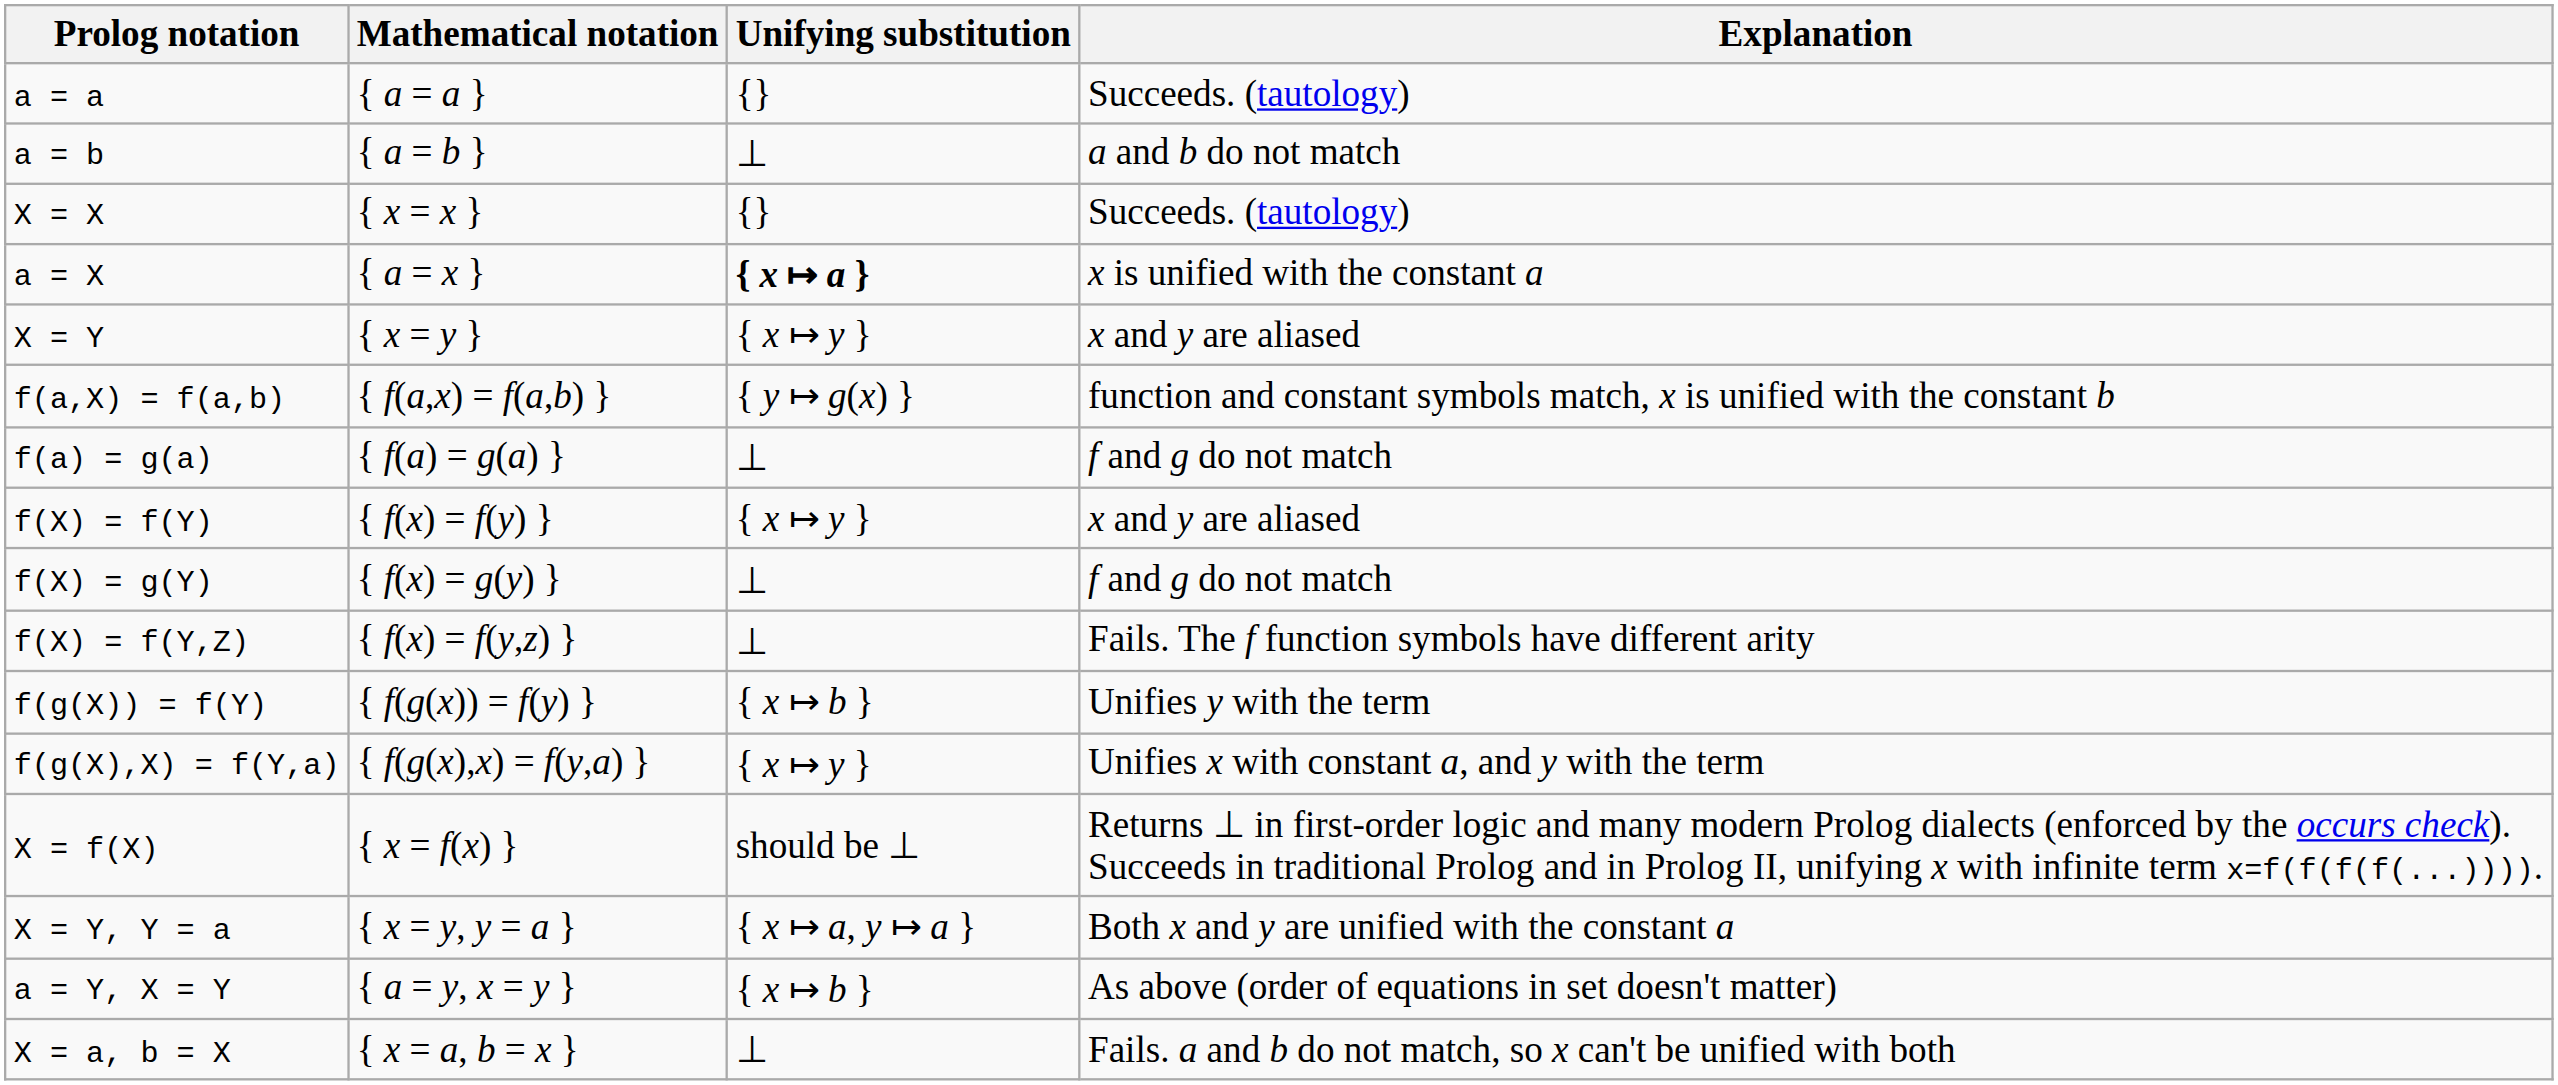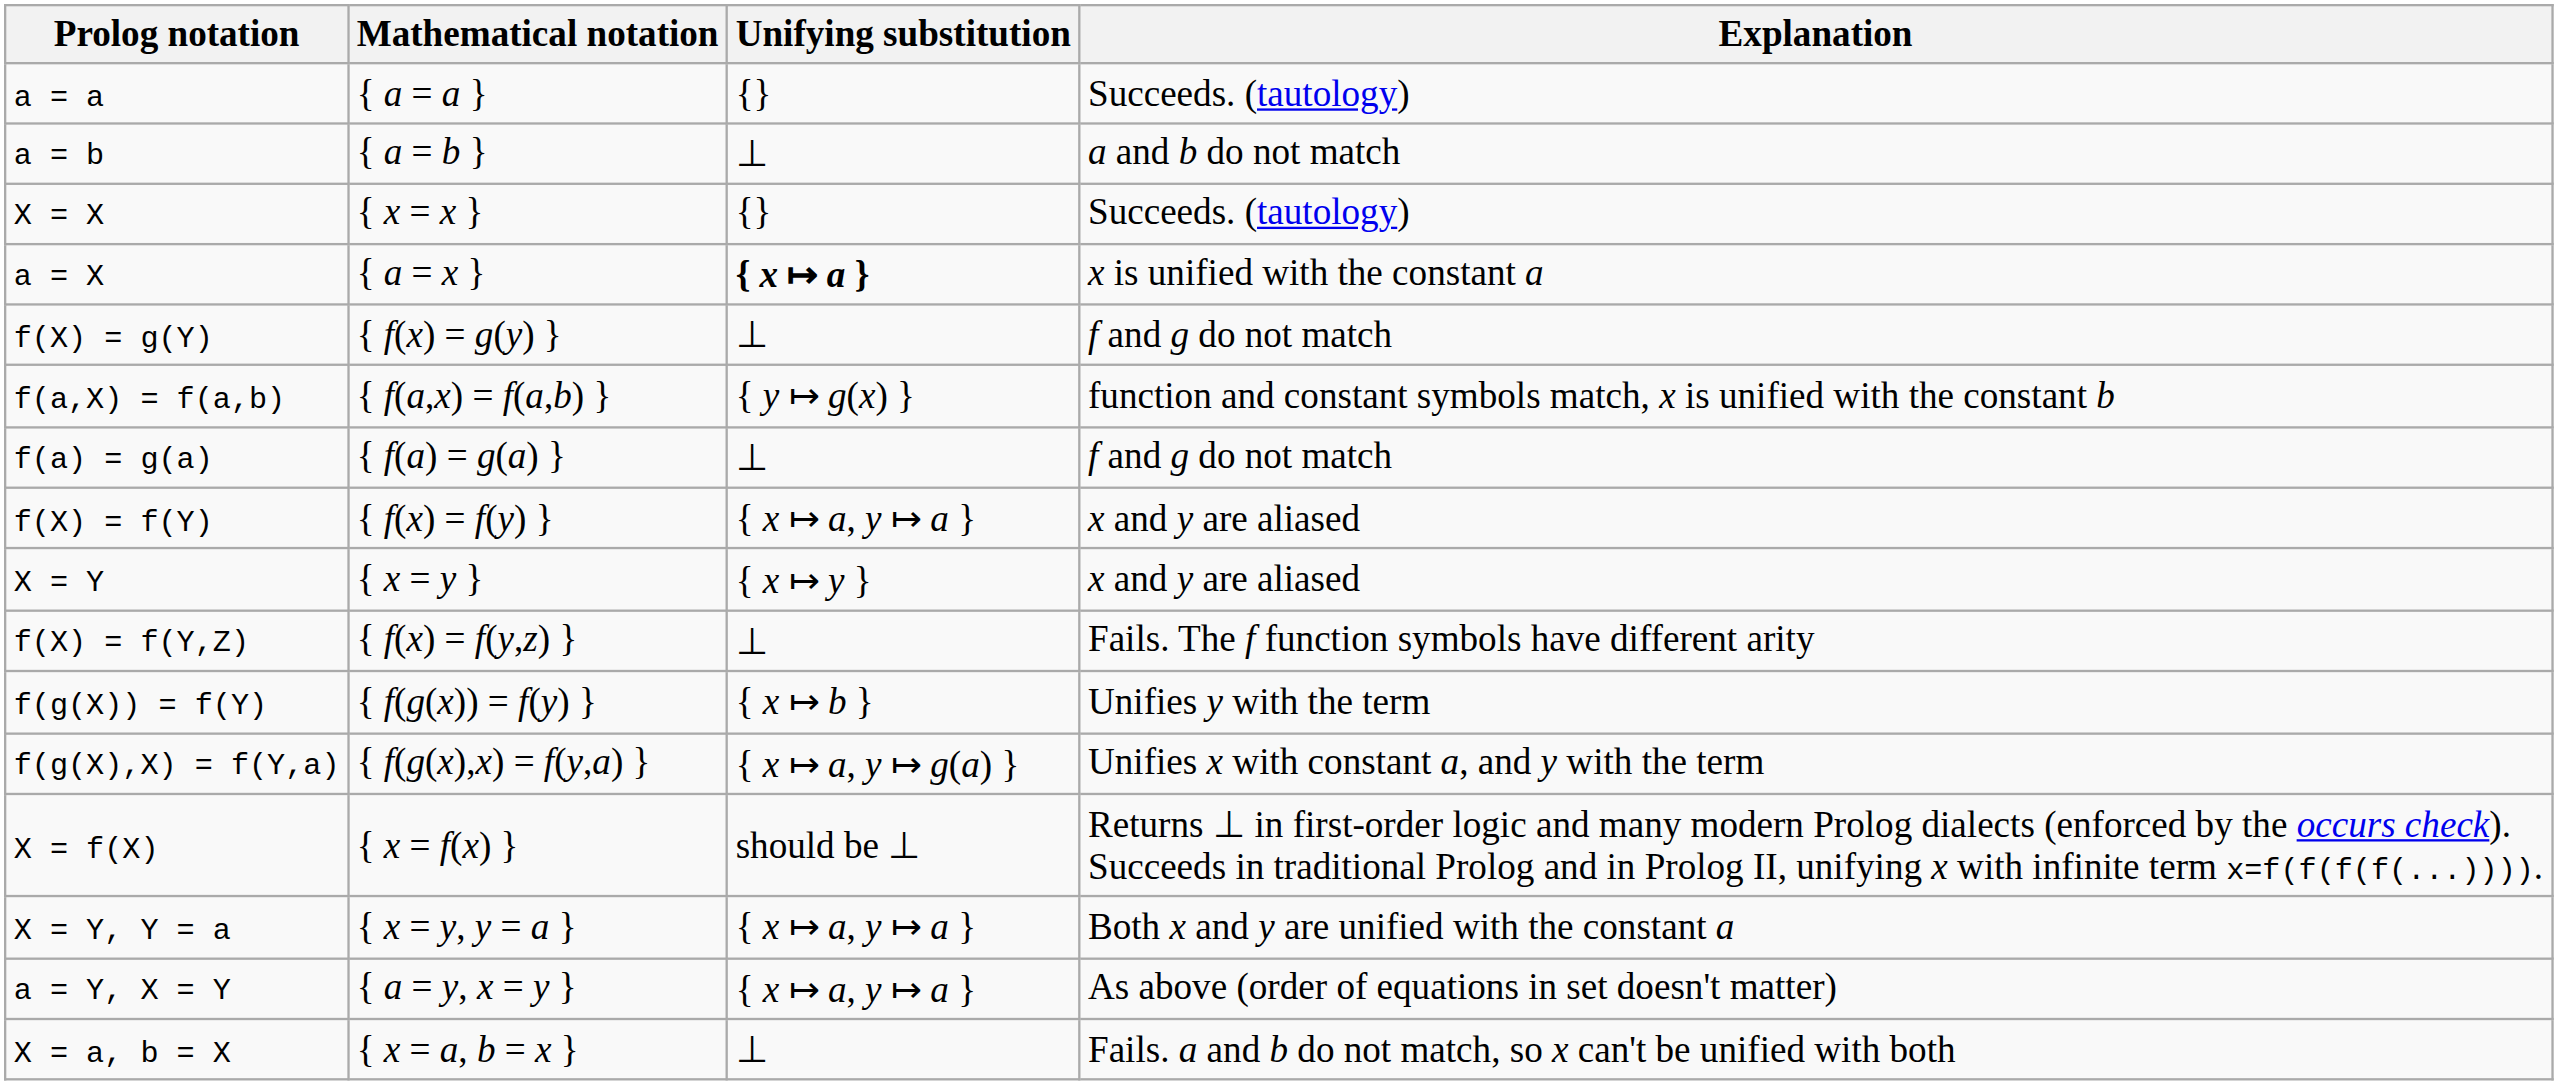rows swapped: (59, 338) <-> (113, 583)
(804, 518) { x ↦ y } -> (856, 518) { x ↦ a, y ↦ a }
(804, 763) { x ↦ y } -> (877, 763) { x ↦ a, y ↦ g(a) }
(805, 988) { x ↦ b } -> (856, 988) { x ↦ a, y ↦ a }
